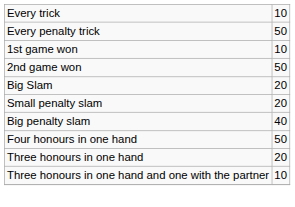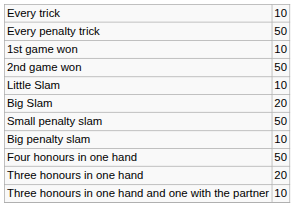+ row: (33, 85)
(281, 103) 20 -> (281, 121) 50
(281, 121) 40 -> (281, 139) 10
